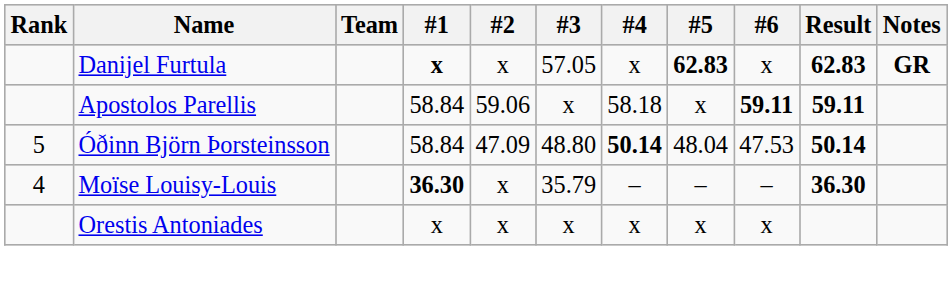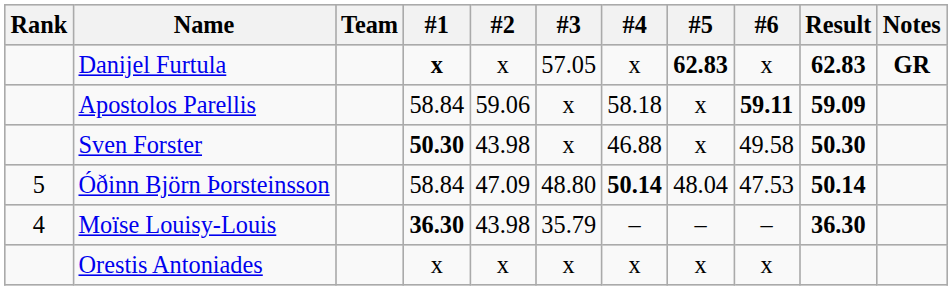(838, 104) 59.11 -> (838, 104) 59.09
+ row: (140, 145)
(503, 185) x -> (503, 225) 43.98
